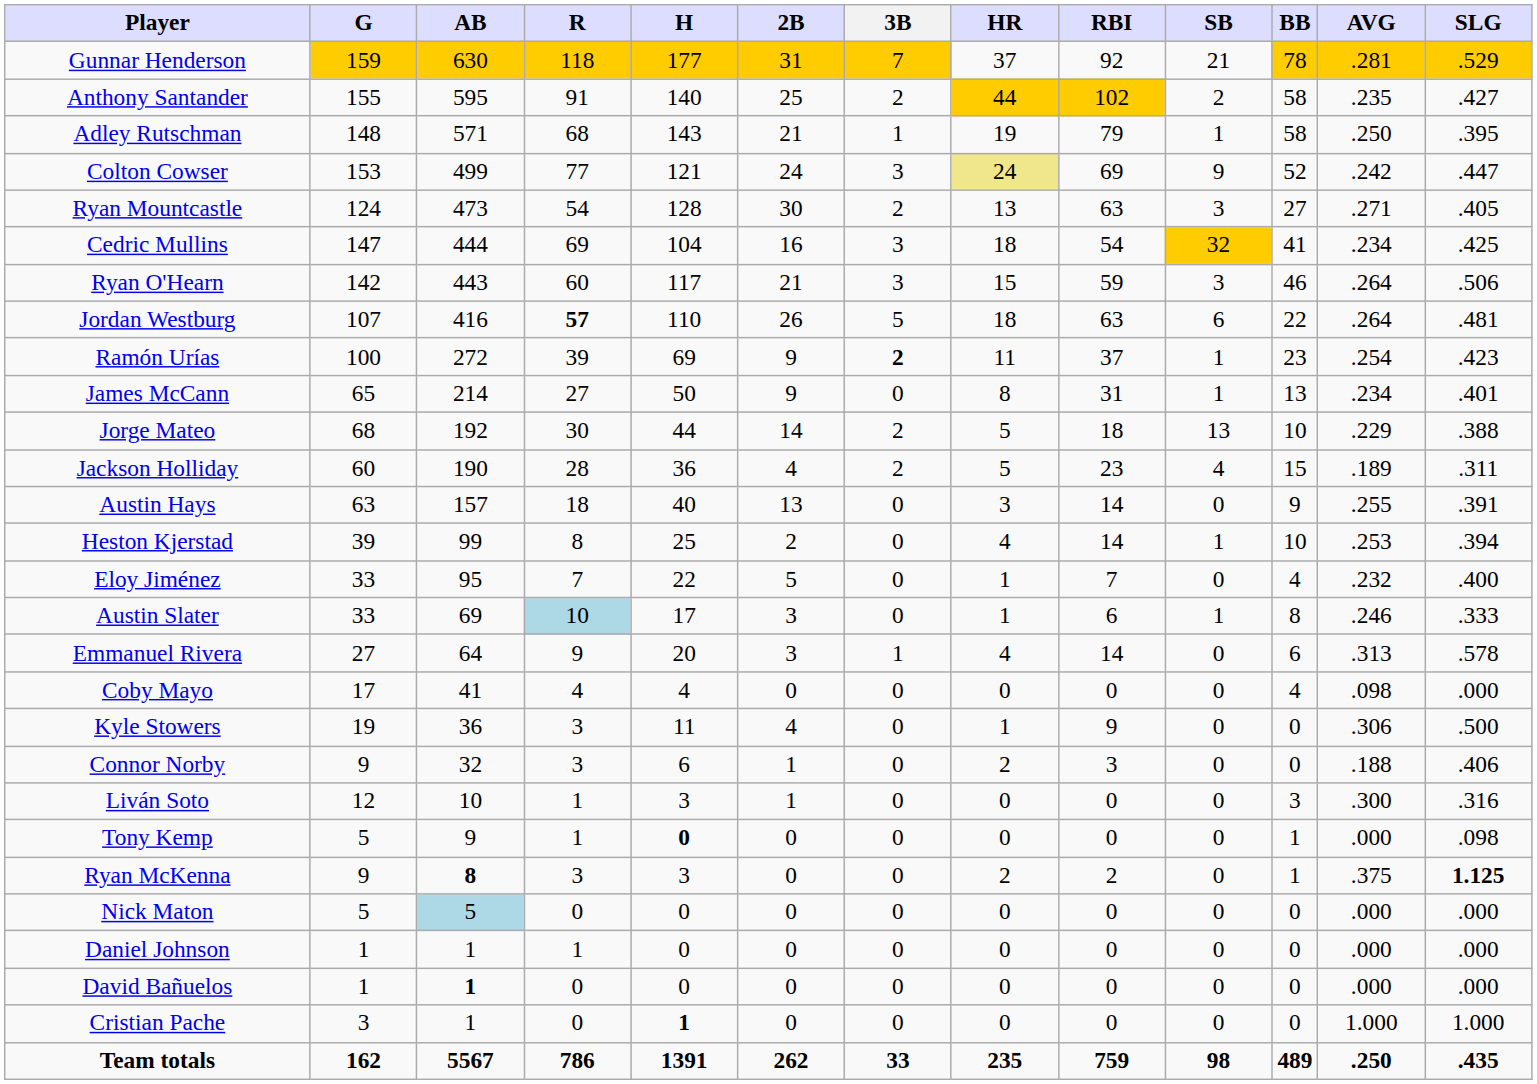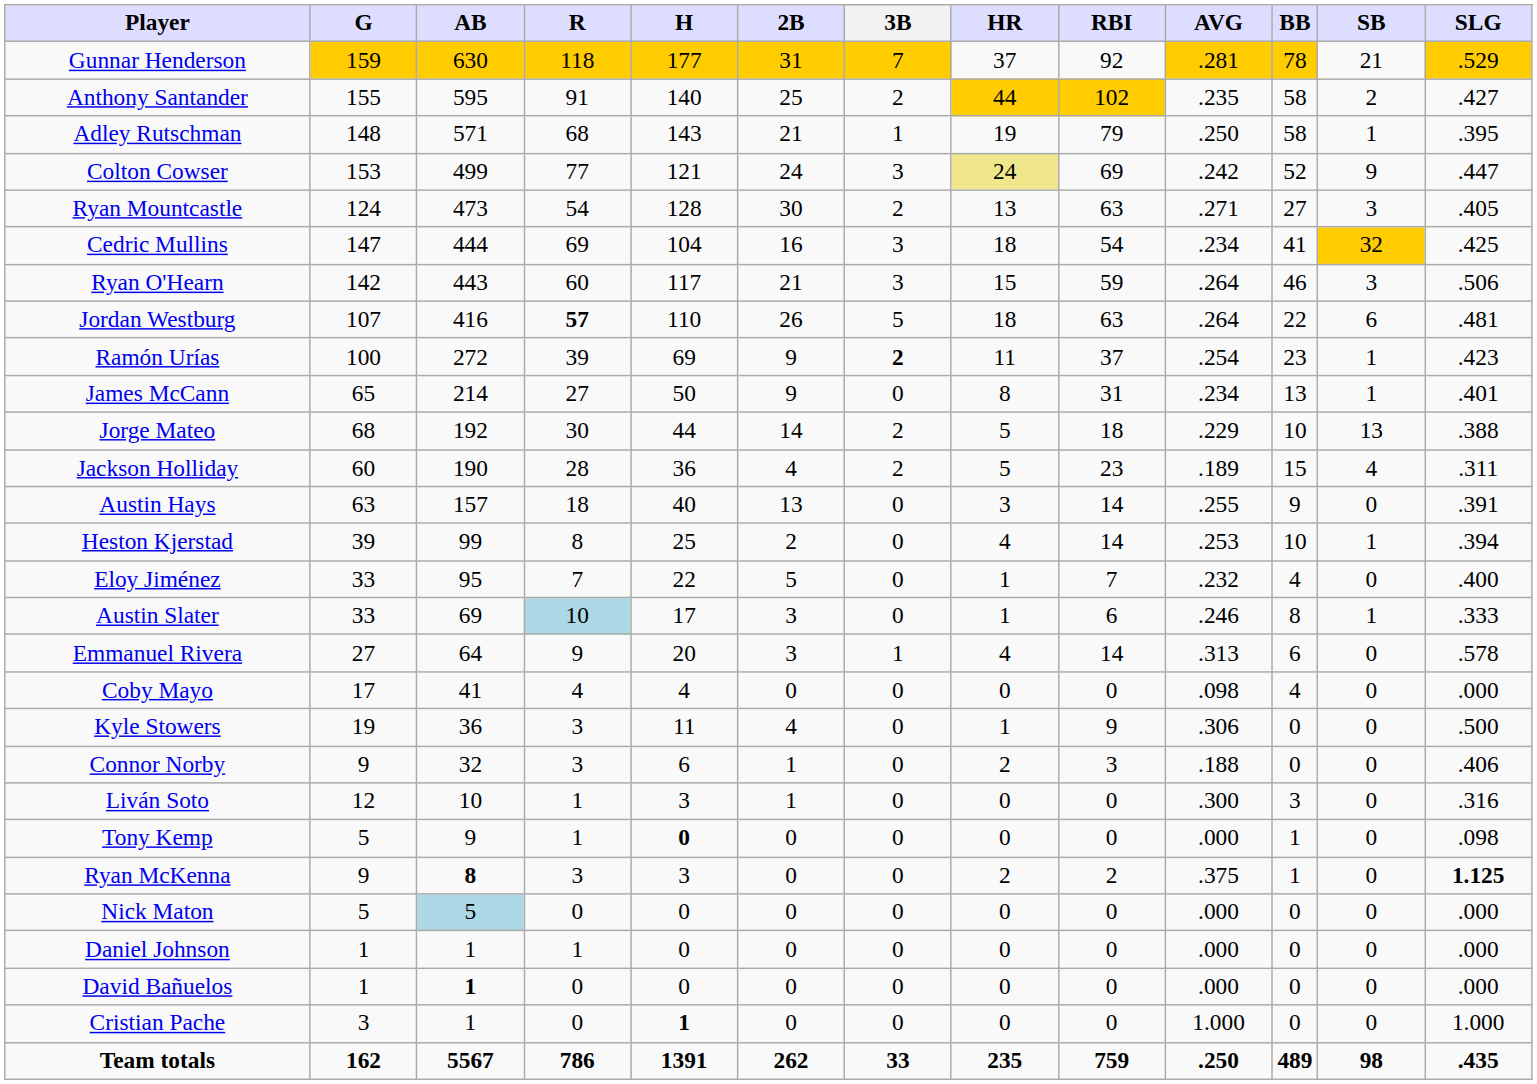columns swapped: (1219, 23) <-> (1371, 23)
